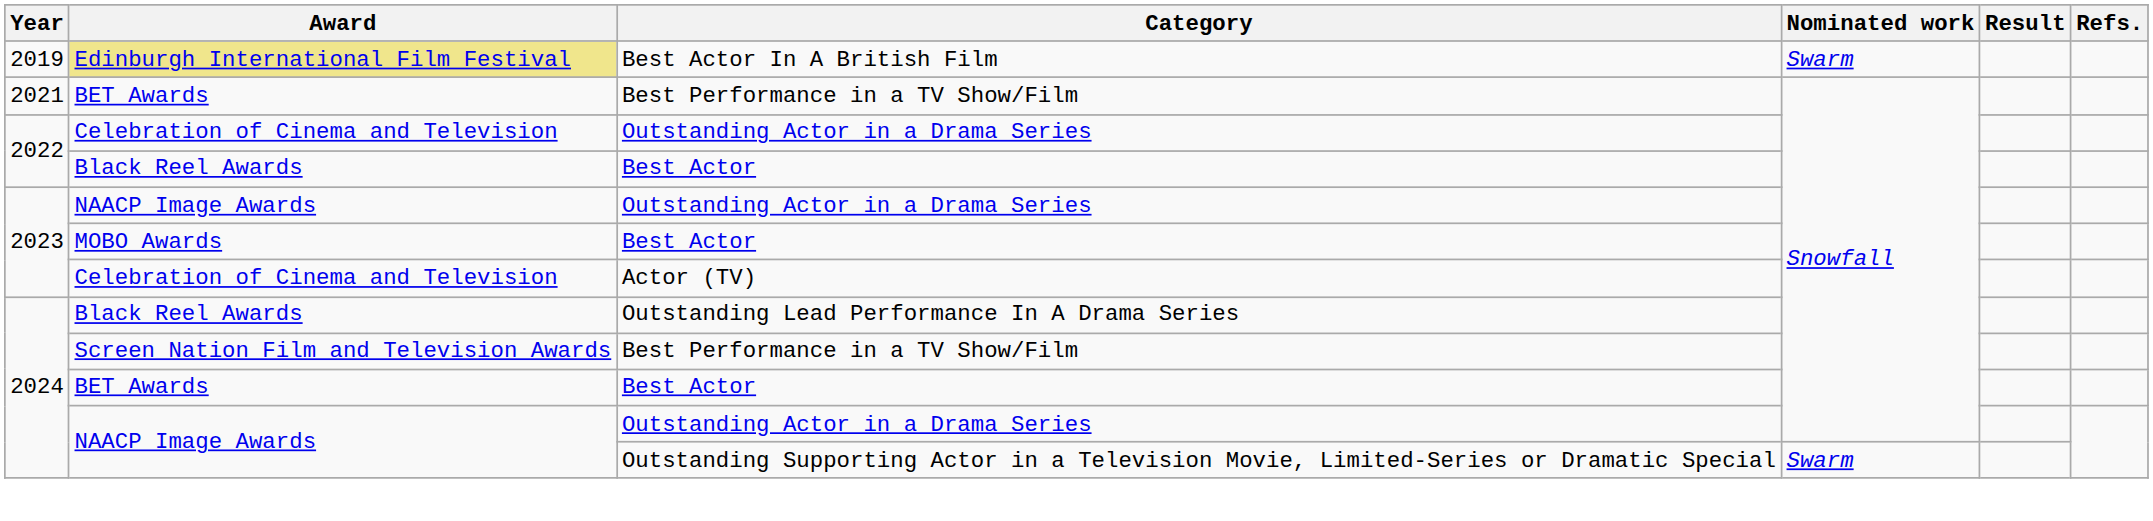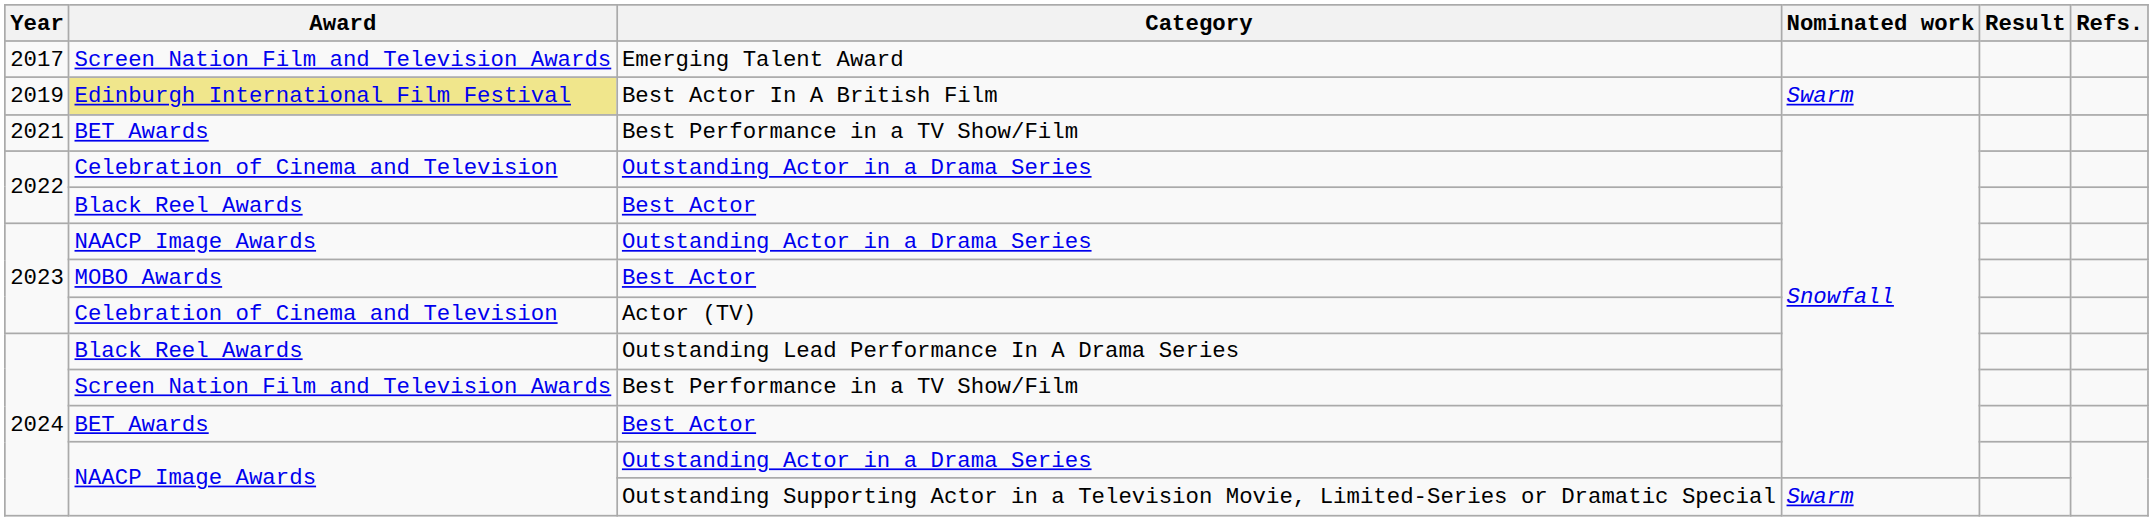+ row: (37, 60)
